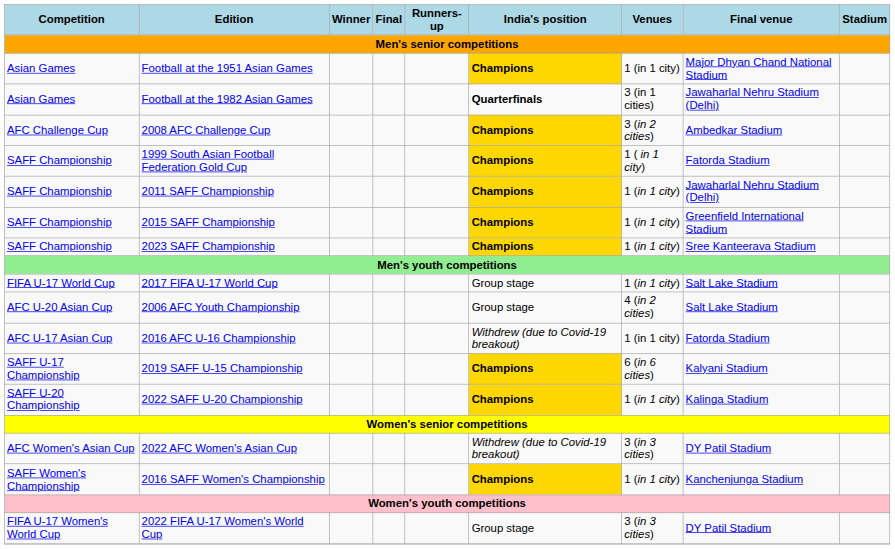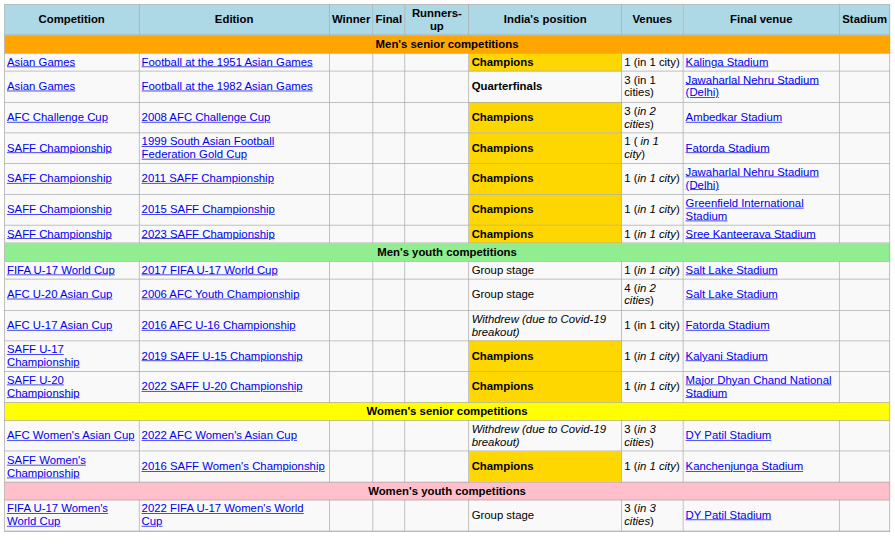(759, 68) Major Dhyan Chand National Stadium -> (727, 62) Kalinga Stadium
(640, 369) 6 (in 6 cities) -> (652, 356) 1 (in 1 city)
(727, 399) Kalinga Stadium -> (759, 387) Major Dhyan Chand National Stadium
